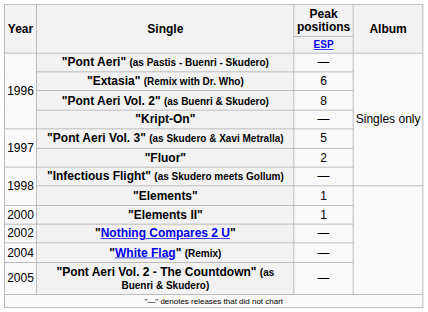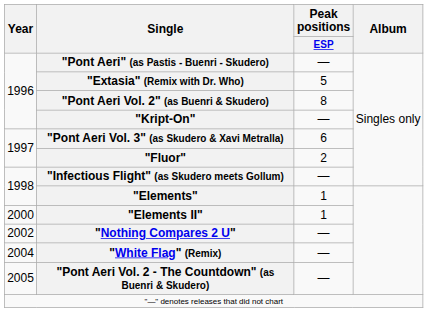(324, 81) 6 -> (324, 81) 5
(324, 138) 5 -> (324, 138) 6
